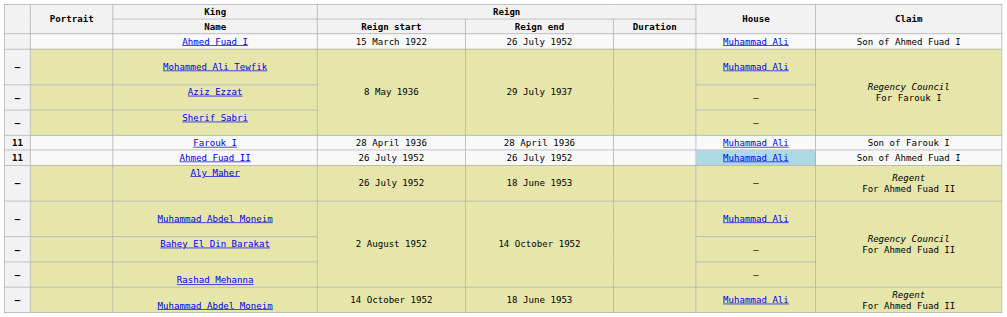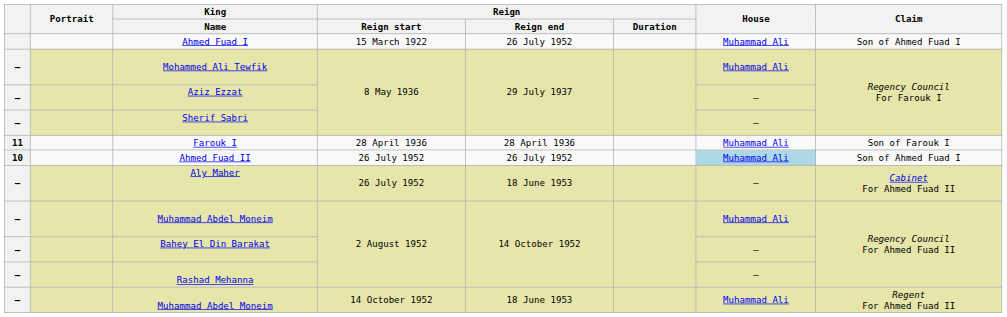(17, 158) 11 -> (17, 158) 10
(909, 183) Regent For Ahmed Fuad II -> (909, 183) Cabinet For Ahmed Fuad II
